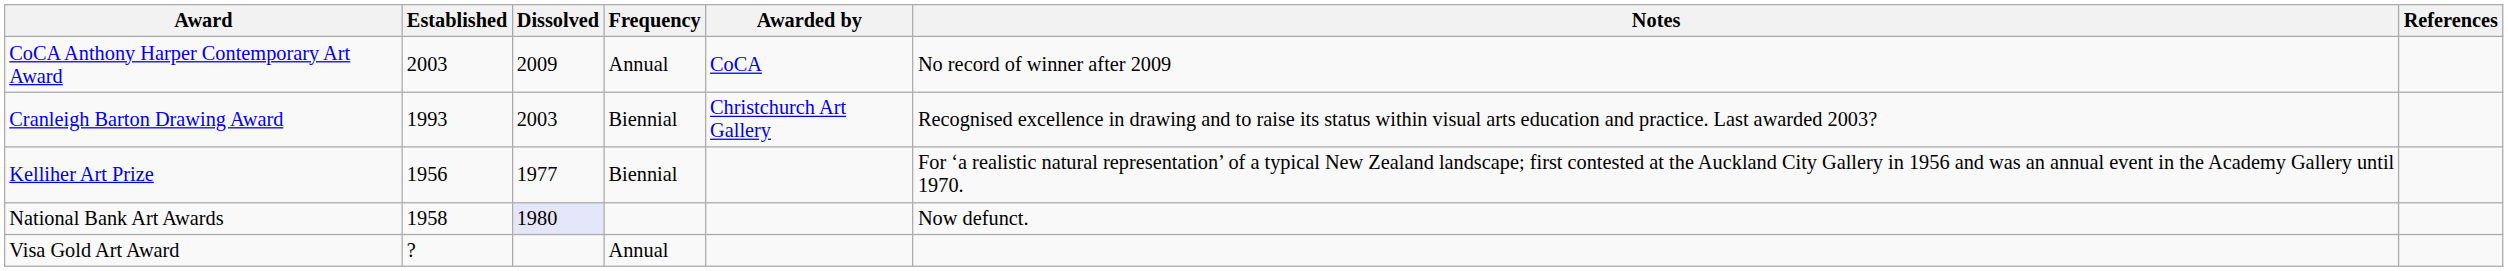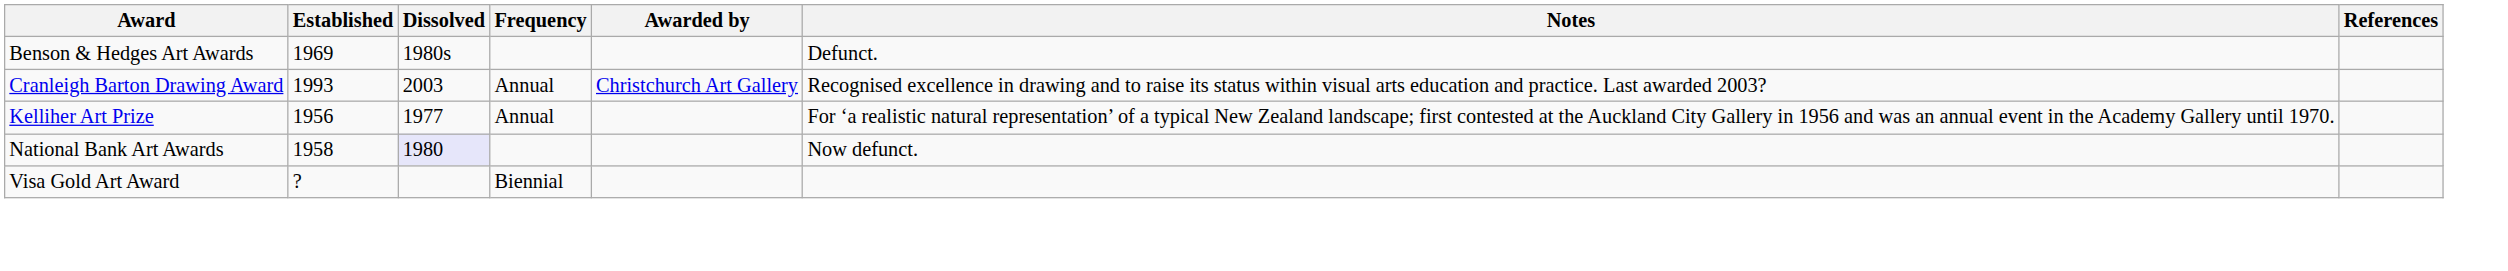+ row: (131, 52)
- row: (180, 64)
(643, 119) Biennial -> (524, 85) Annual
(643, 174) Biennial -> (524, 117) Annual
(638, 250) Annual -> (529, 181) Biennial
